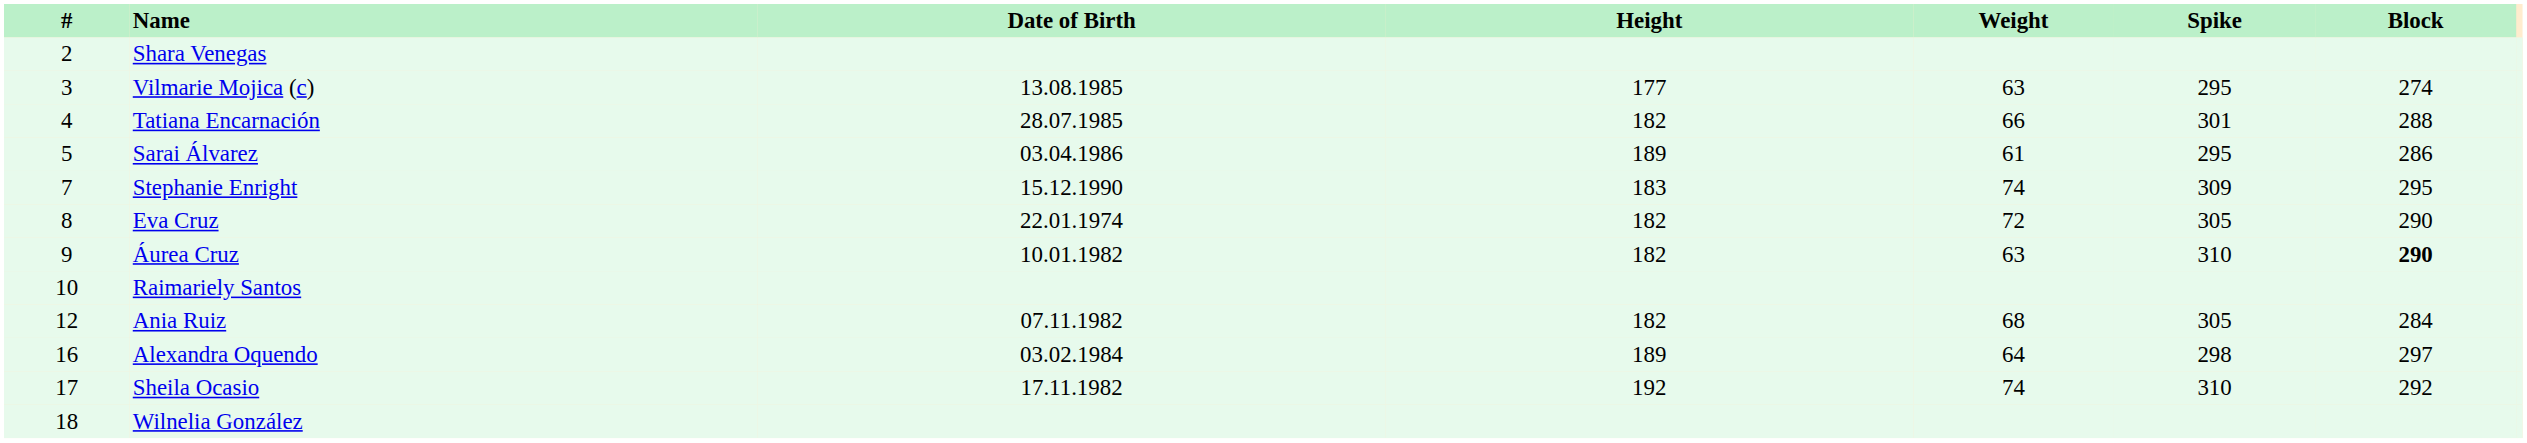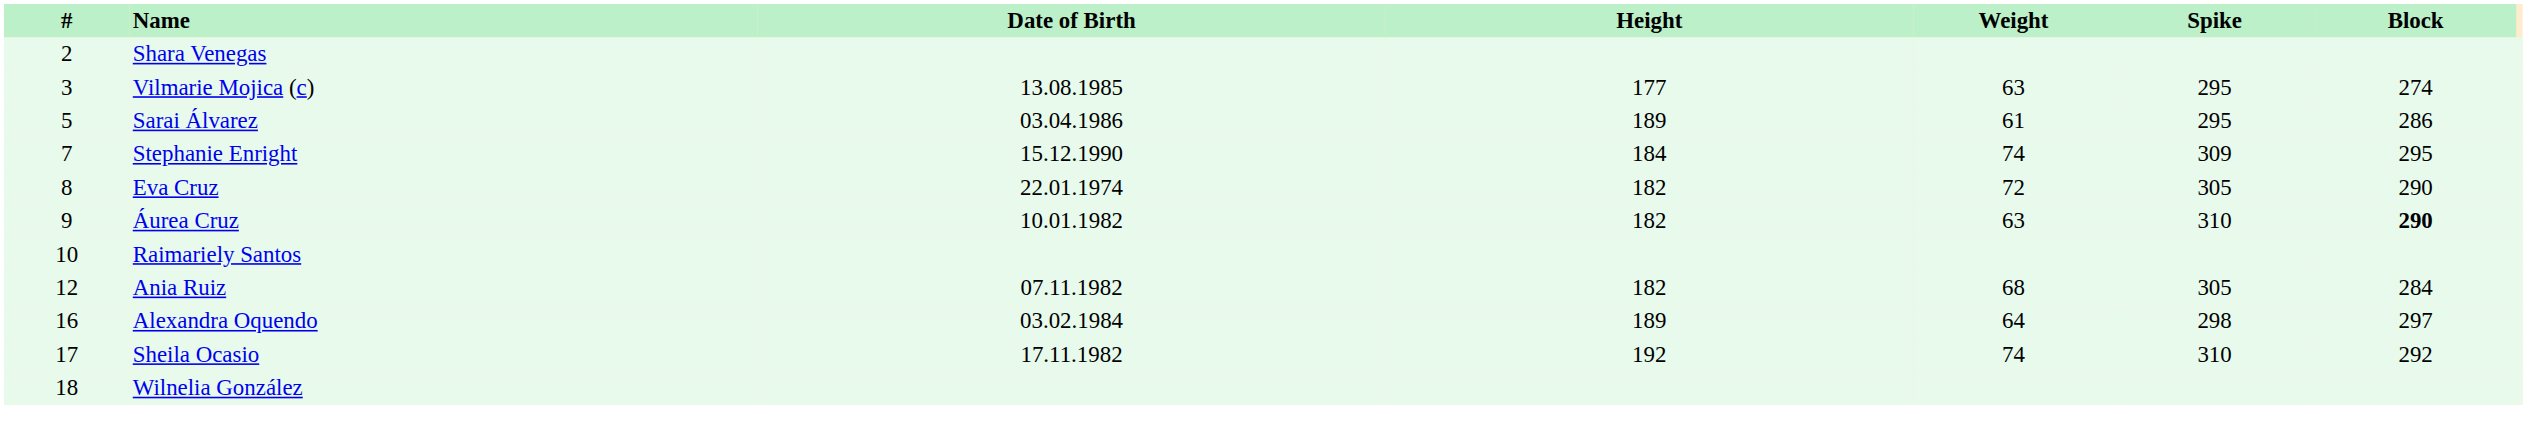- row: (226, 120)
(1649, 187) 183 -> (1649, 153) 184
